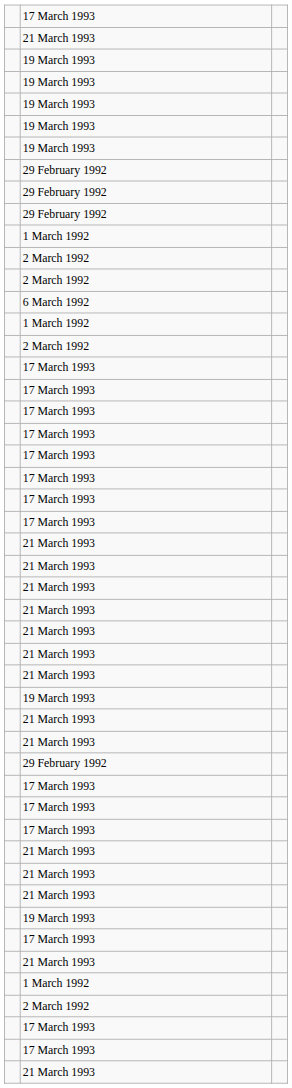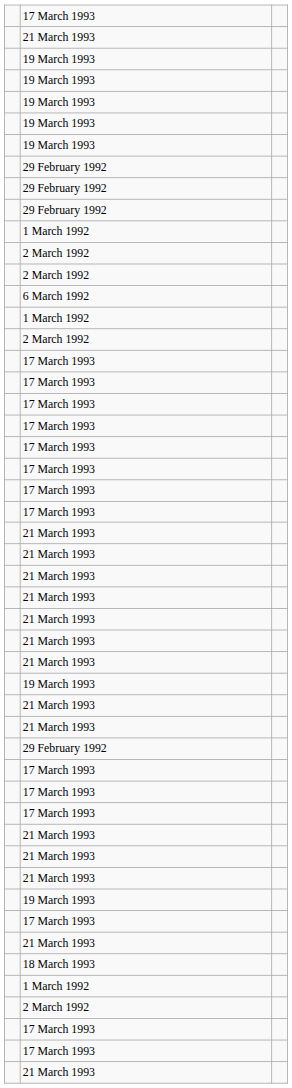+ row: (12, 964)
